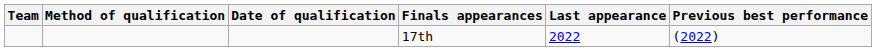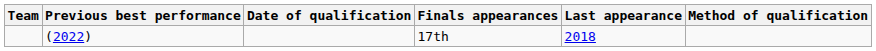columns swapped: (135, 15) <-> (770, 15)
(565, 36) 2022 -> (580, 36) 2018
